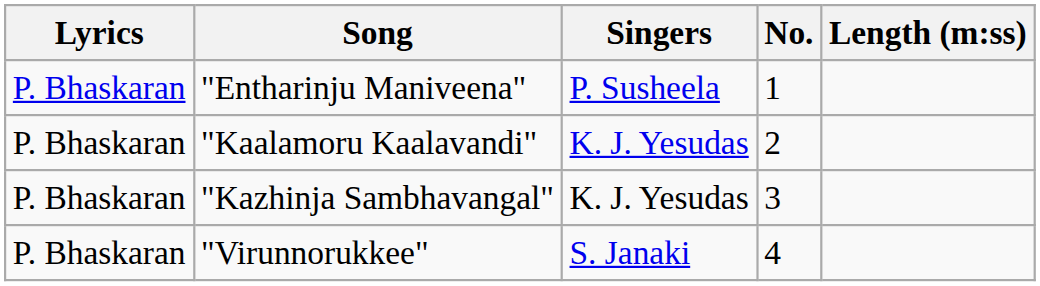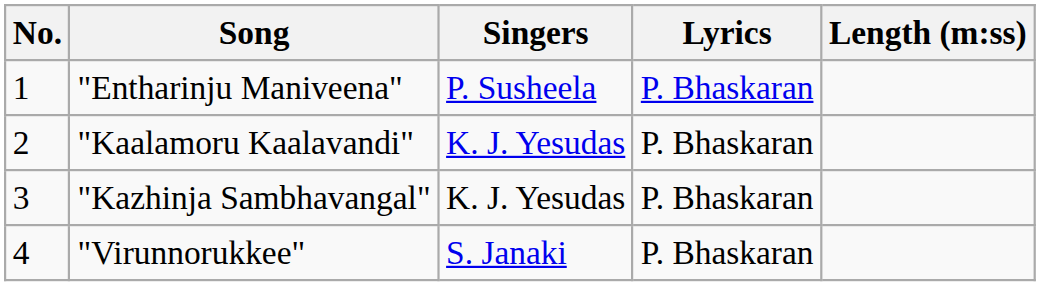columns swapped: (789, 32) <-> (99, 32)
